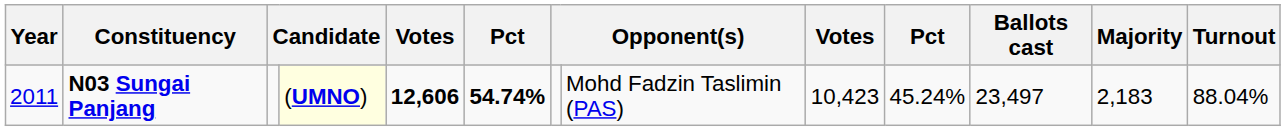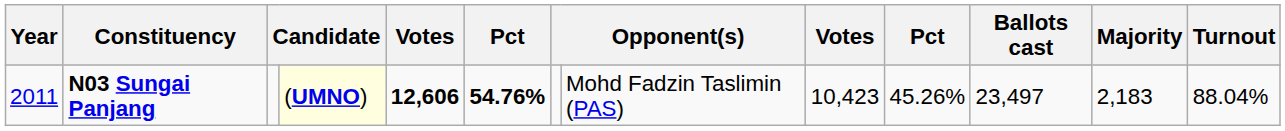(507, 95) 54.74% -> (507, 95) 54.76%
(927, 95) 45.24% -> (927, 95) 45.26%
